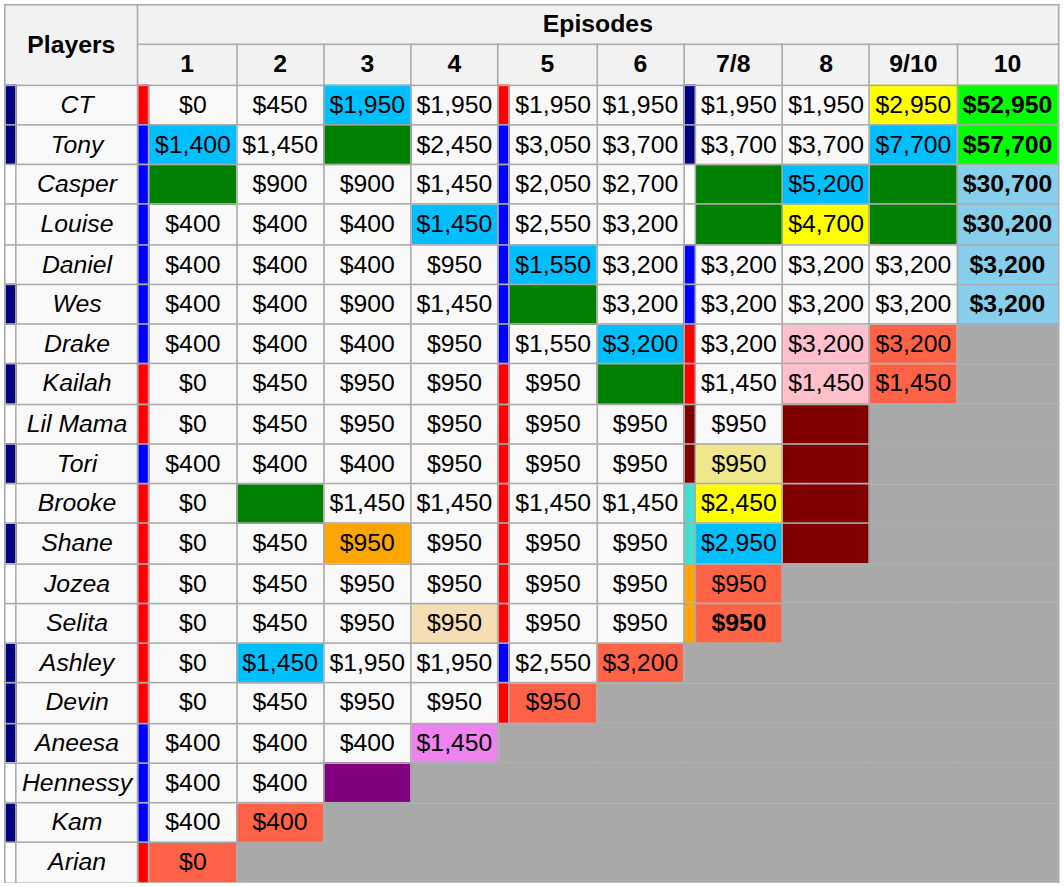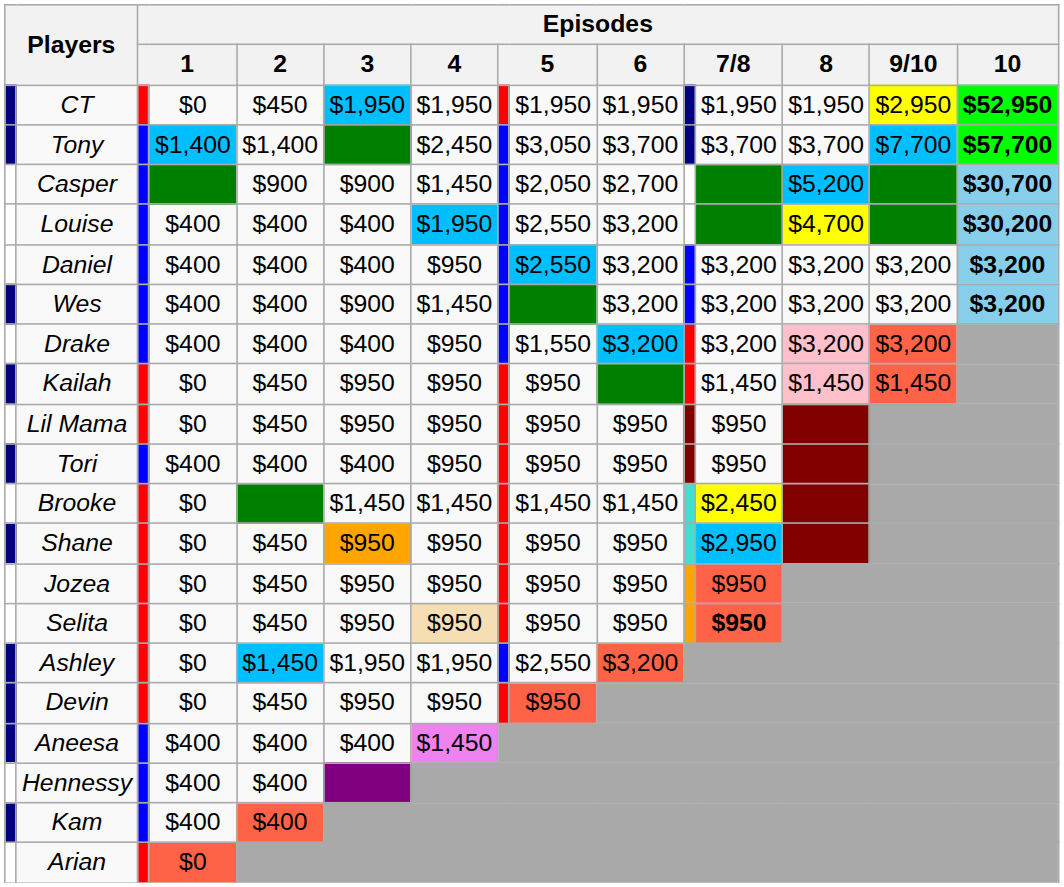(280, 143) $1,450 -> (280, 143) $1,400
(454, 223) $1,450 -> (454, 223) $1,950
(553, 263) $1,550 -> (553, 263) $2,550
(739, 462) khaki background -> (739, 462) no background
